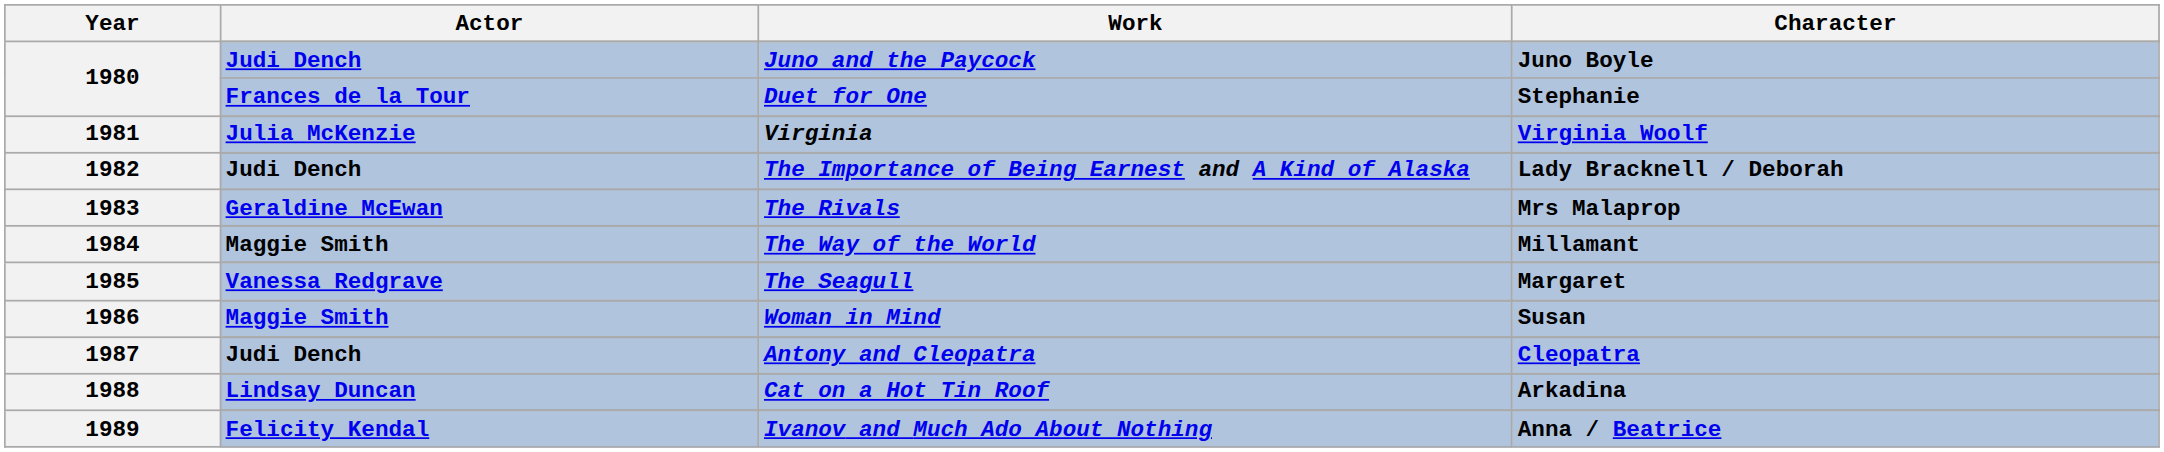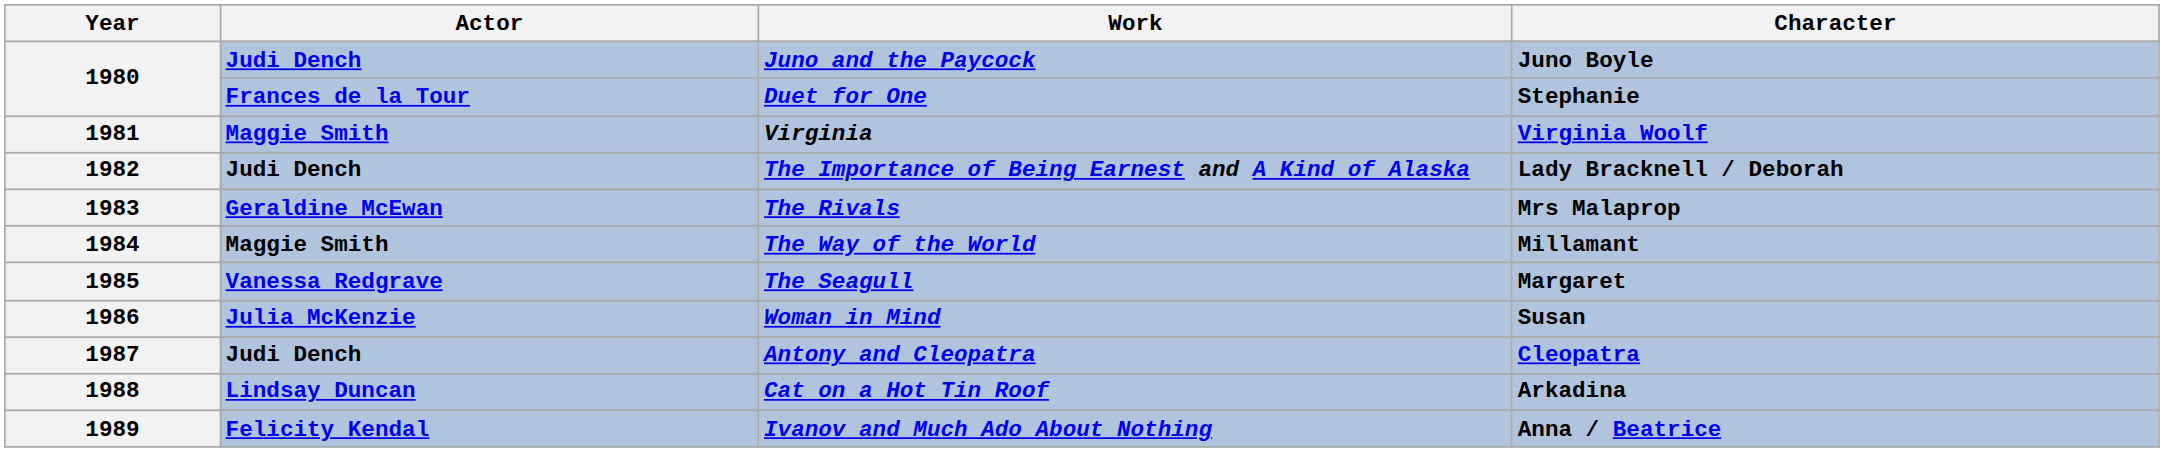(321, 134) Julia McKenzie -> (307, 134) Maggie Smith
(307, 318) Maggie Smith -> (321, 318) Julia McKenzie
